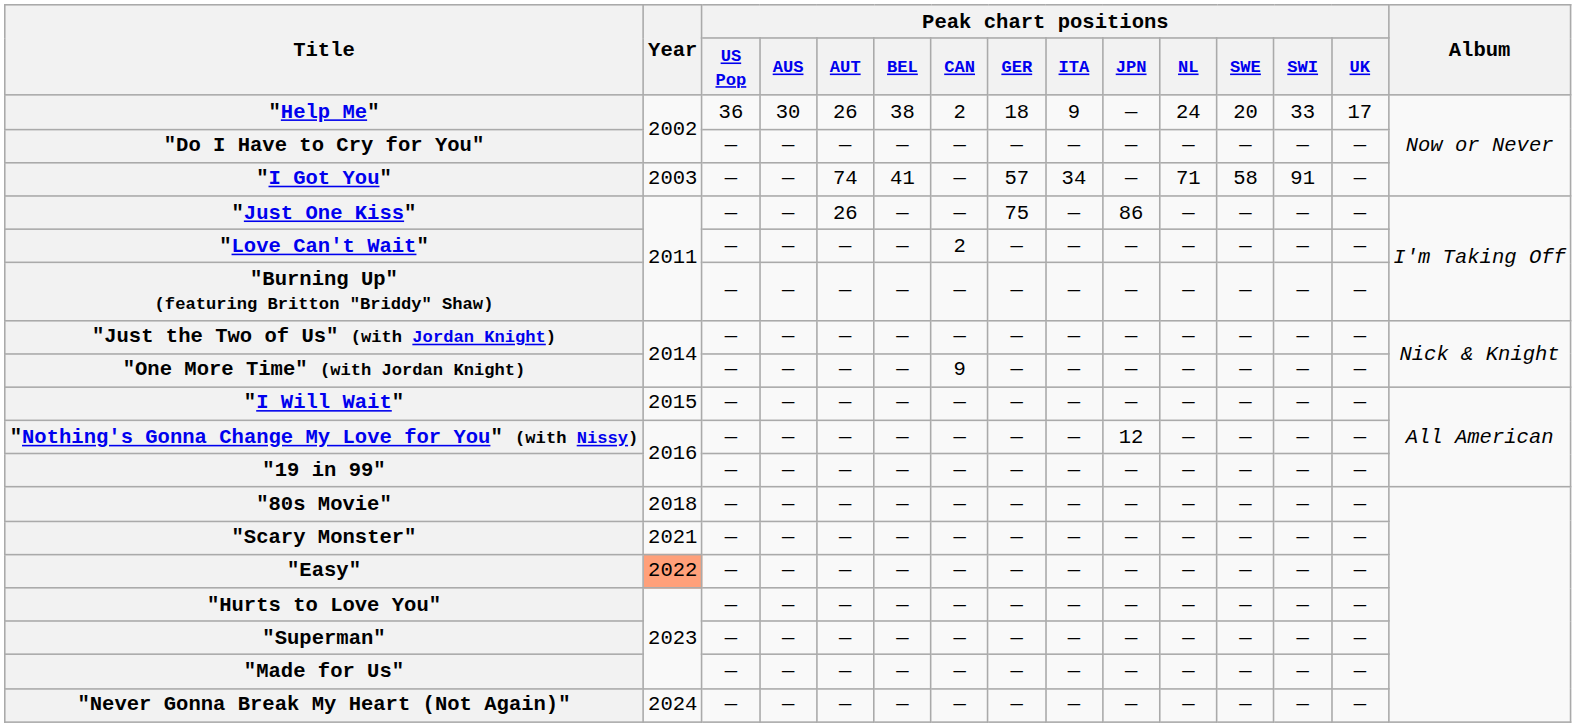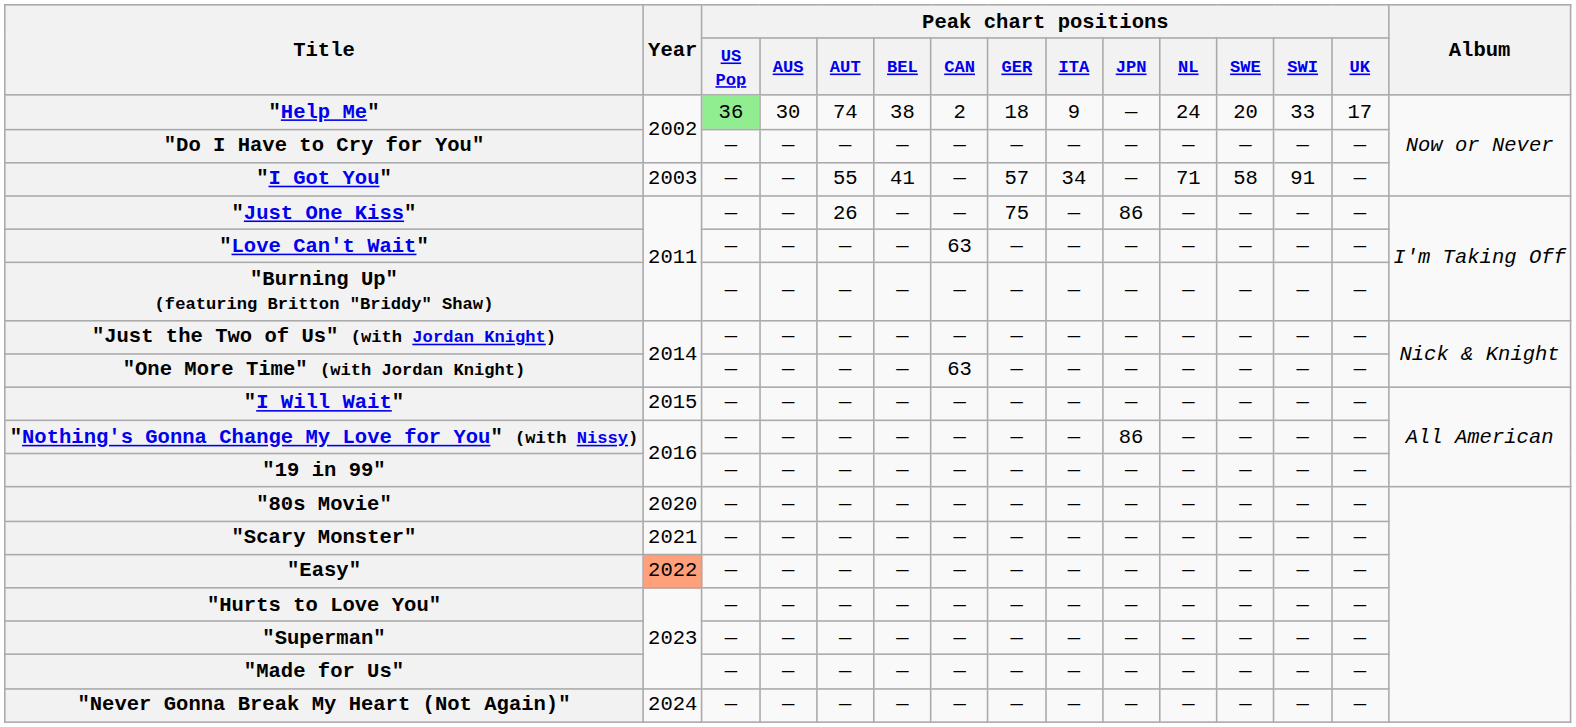(731, 112) no background -> (731, 112) lightgreen background
(845, 112) 26 -> (845, 112) 74
(845, 179) 74 -> (845, 179) 55
(960, 246) 2 -> (960, 246) 63
(960, 370) 9 -> (960, 370) 63
(1131, 437) 12 -> (1131, 437) 86
(673, 504) 2018 -> (673, 504) 2020
